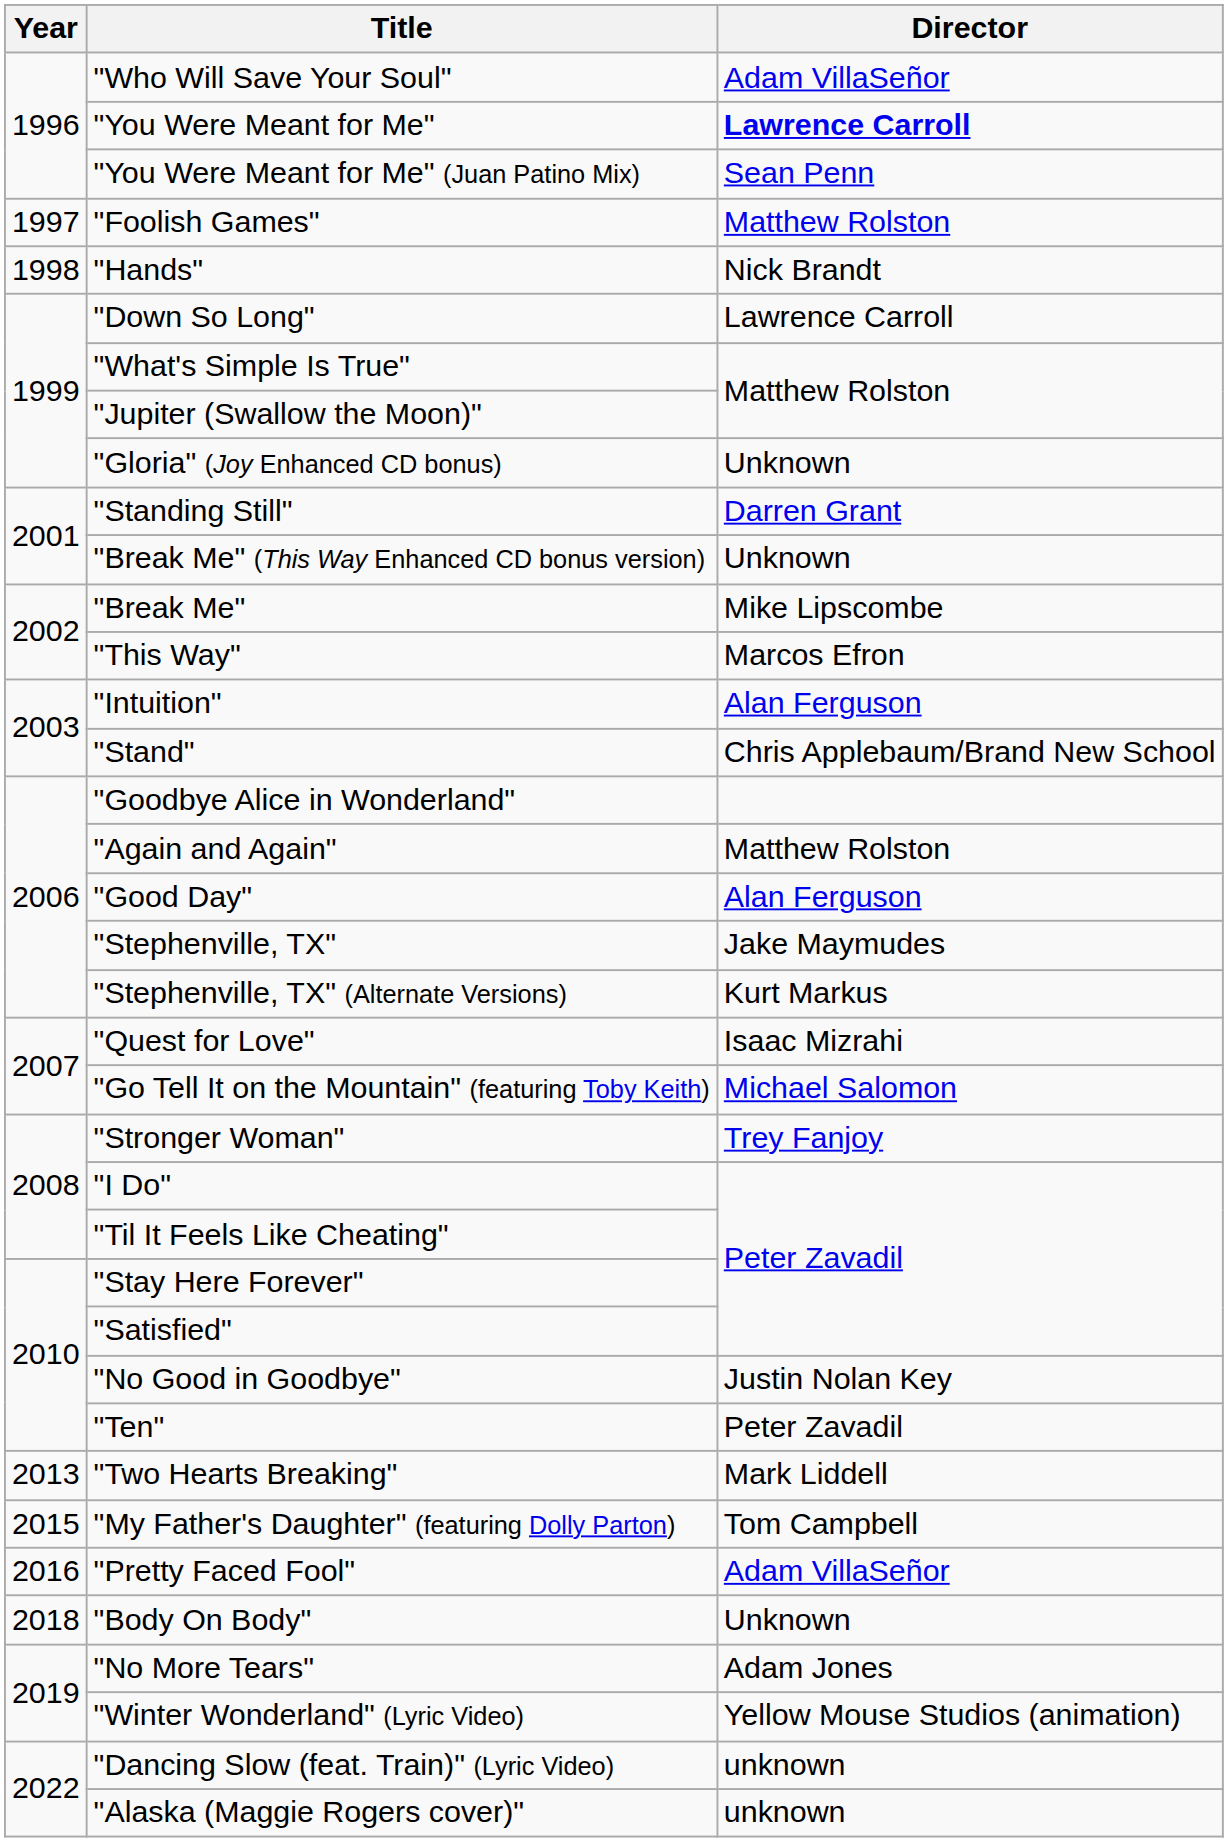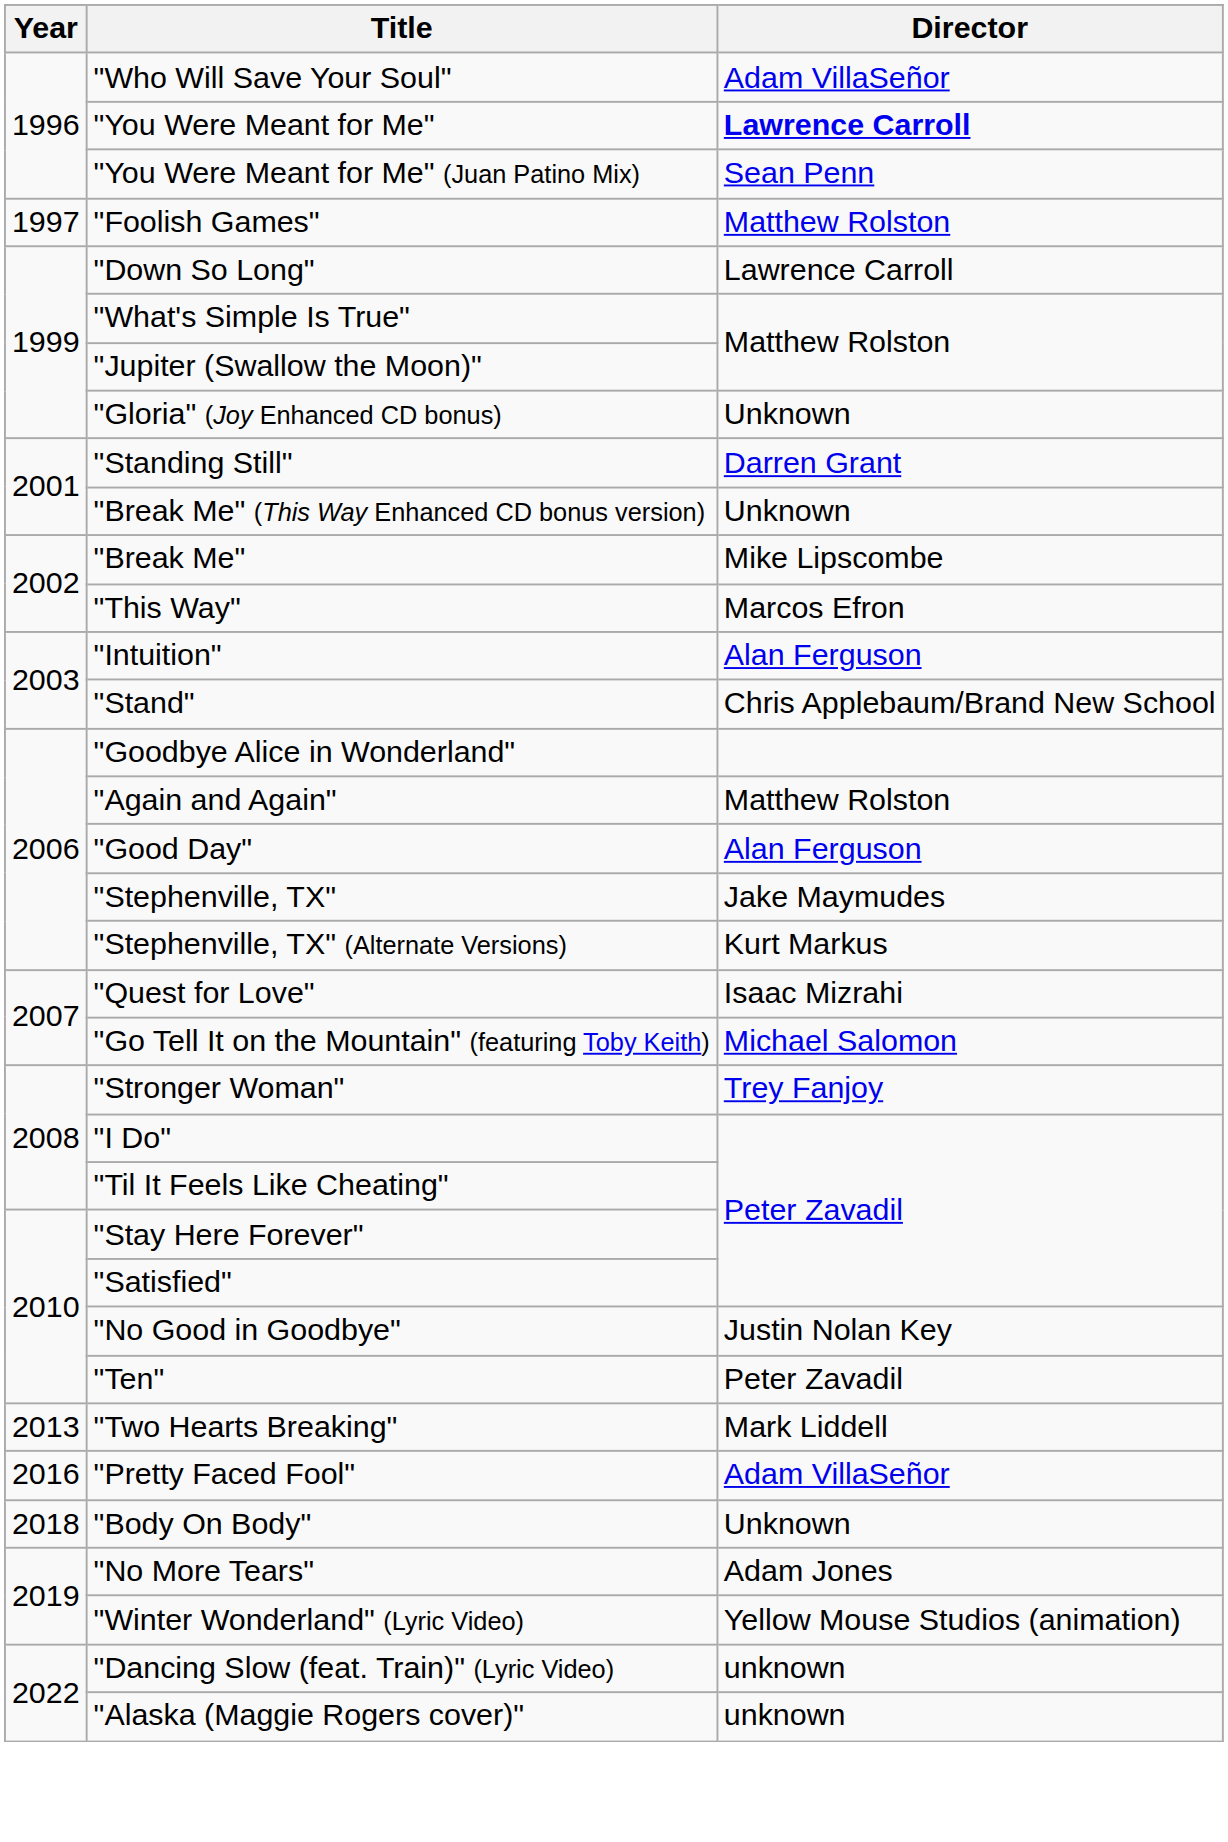- row: (148, 269)
- row: (385, 1523)
